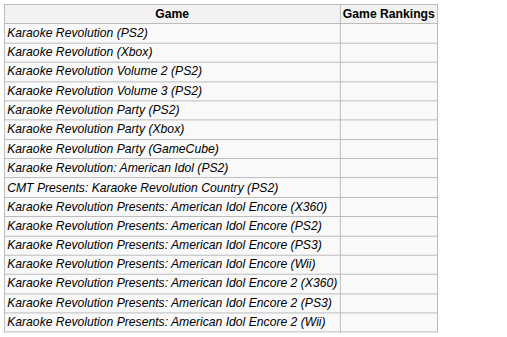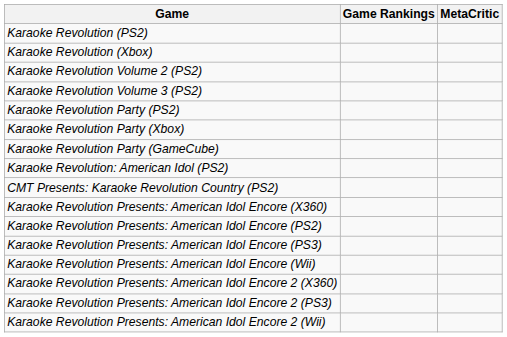+ column: (470, 14)
